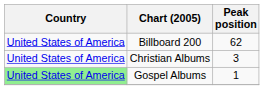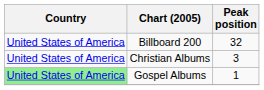(236, 42) 62 -> (236, 42) 32
